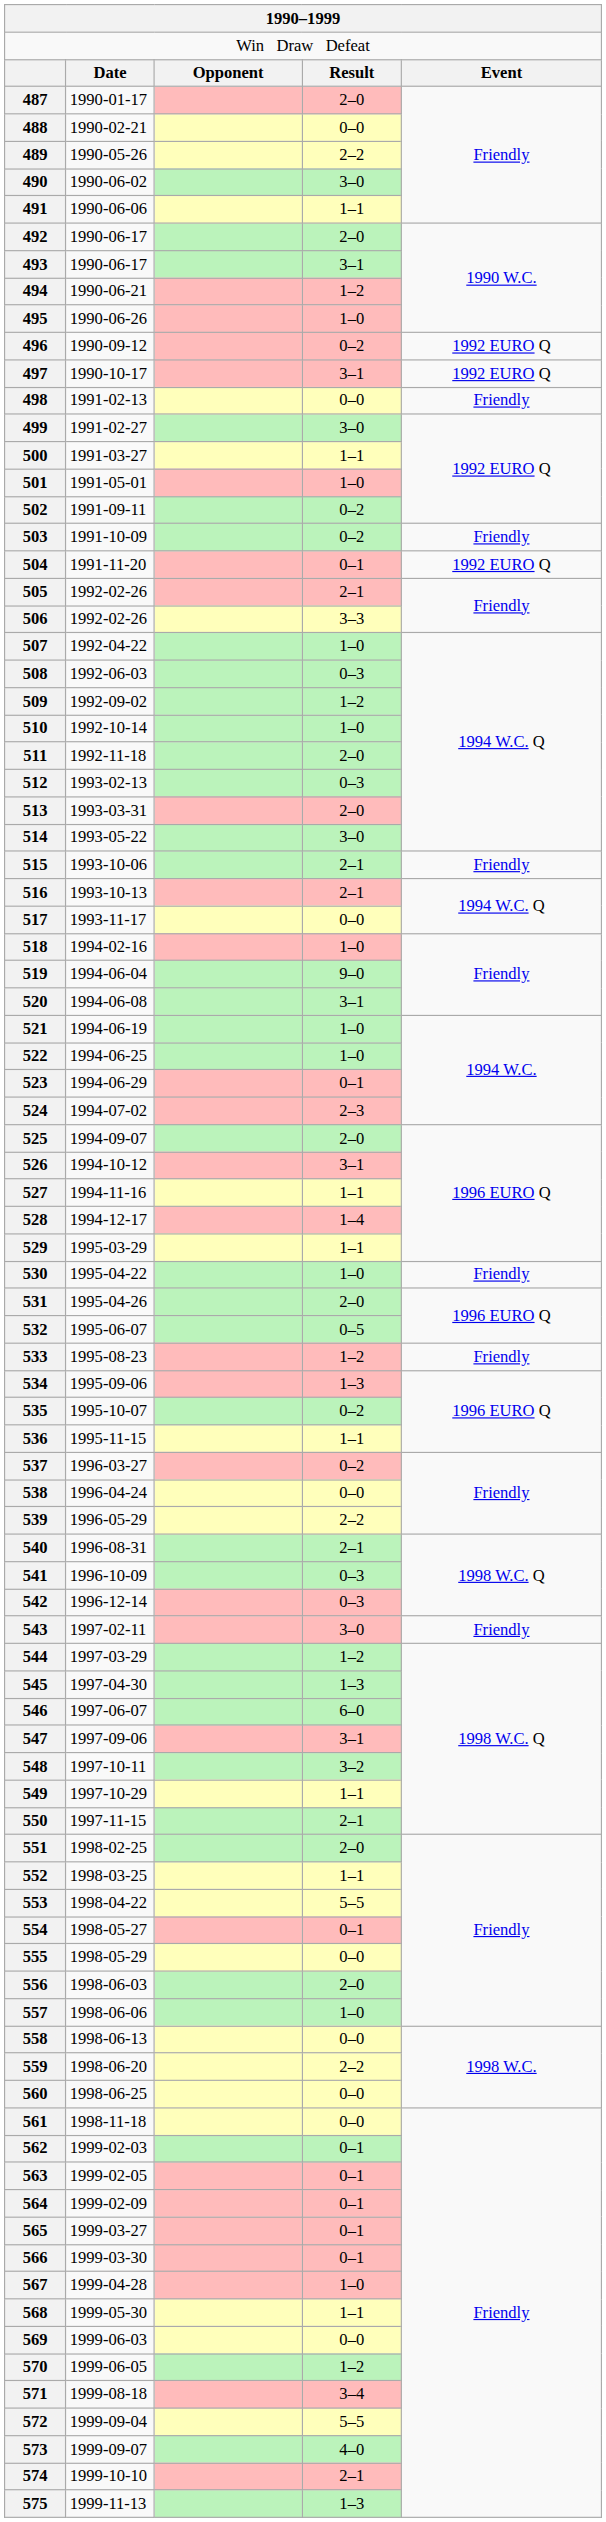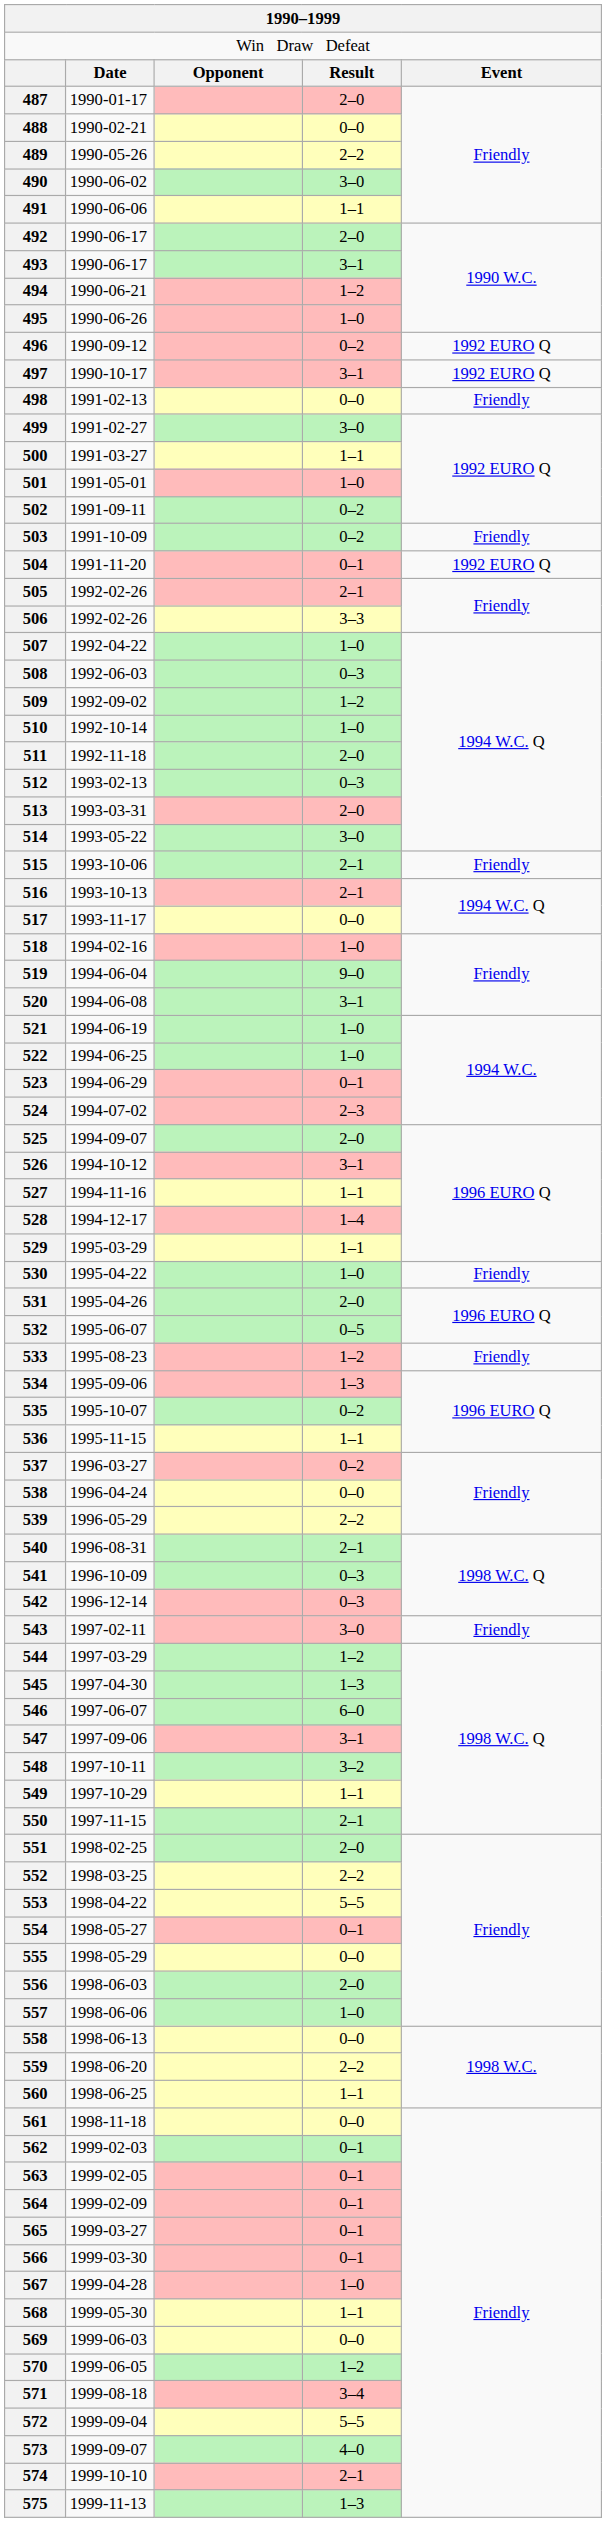(352, 1875) 1–1 -> (352, 1875) 2–2
(352, 2094) 0–0 -> (352, 2094) 1–1
